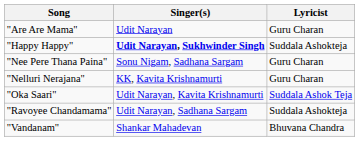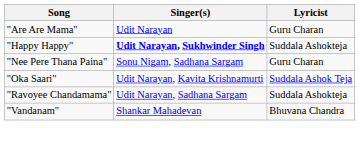- row: (46, 78)
